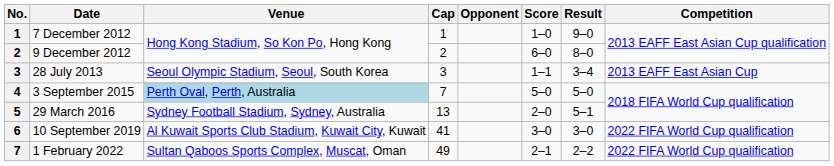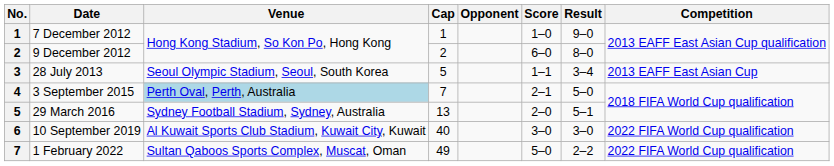(443, 72) 3 -> (443, 72) 5
(541, 92) 5–0 -> (541, 92) 2–1
(443, 131) 41 -> (443, 131) 40
(541, 151) 2–1 -> (541, 151) 5–0
